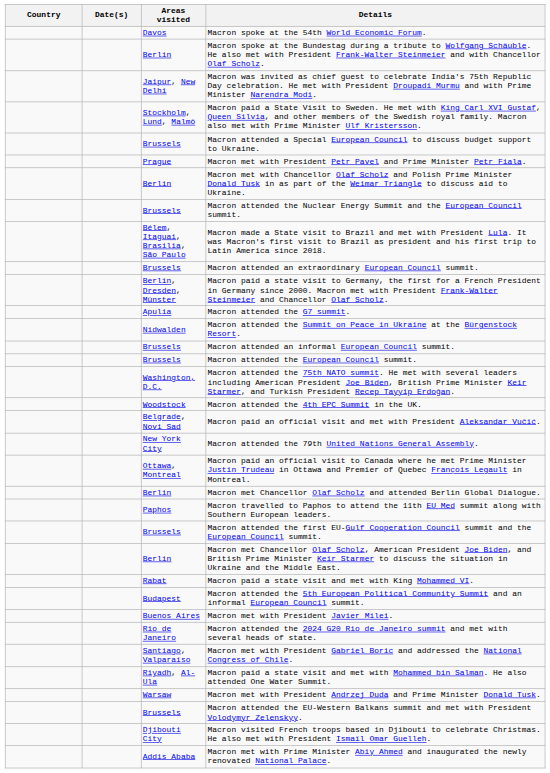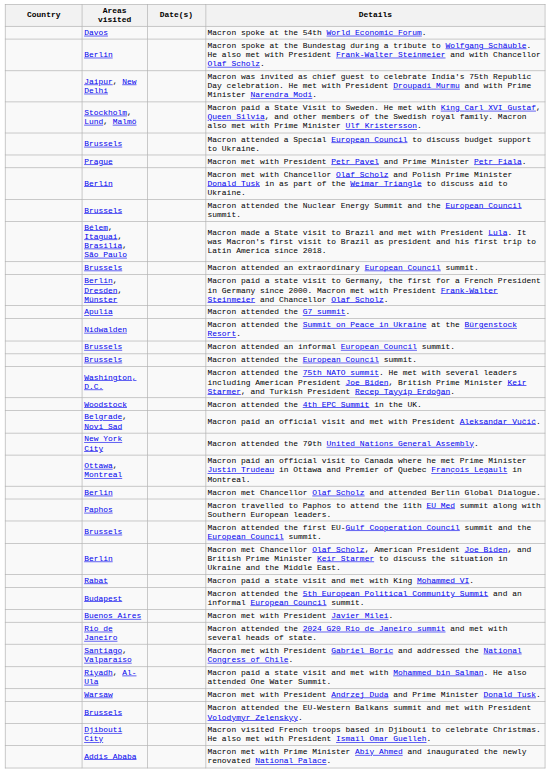columns swapped: (173, 15) <-> (112, 15)
